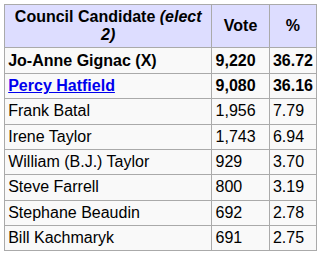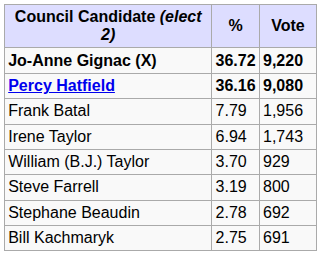columns swapped: (241, 26) <-> (293, 26)
